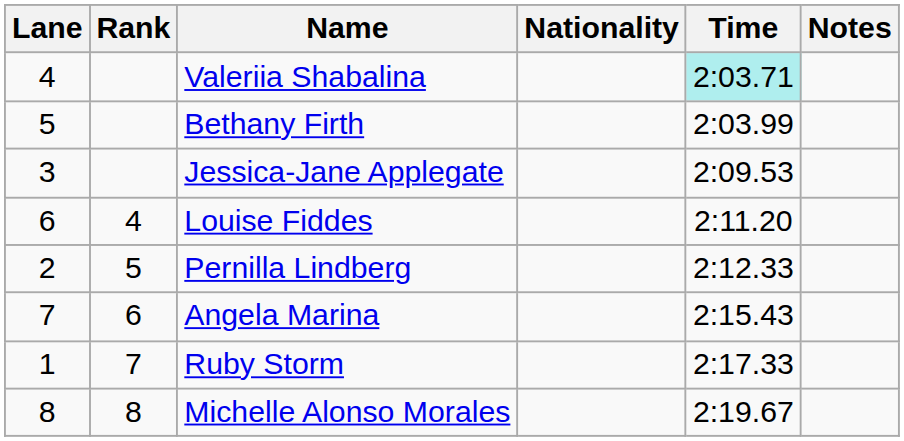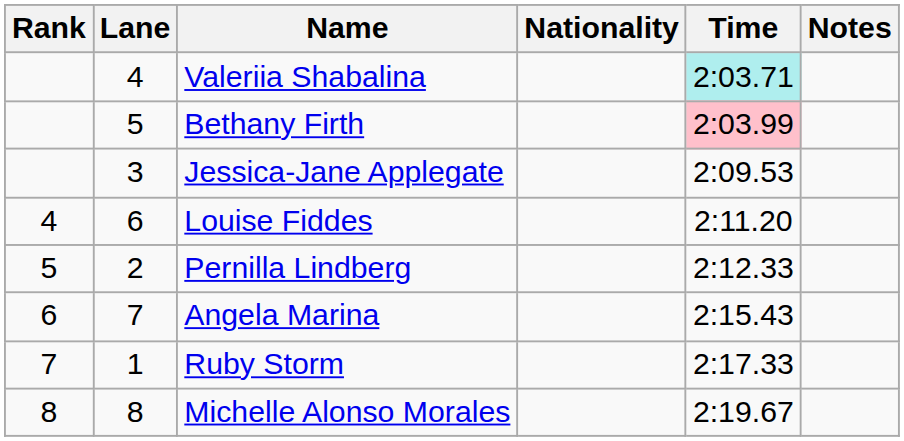columns swapped: (133, 28) <-> (47, 28)
(743, 124) no background -> (743, 124) pink background
